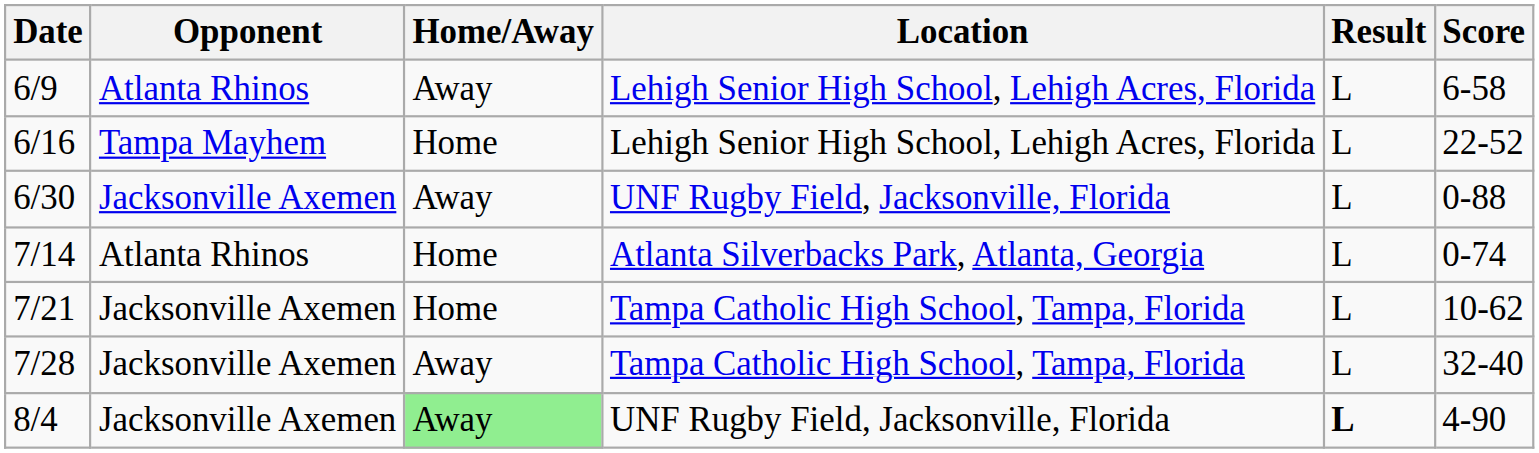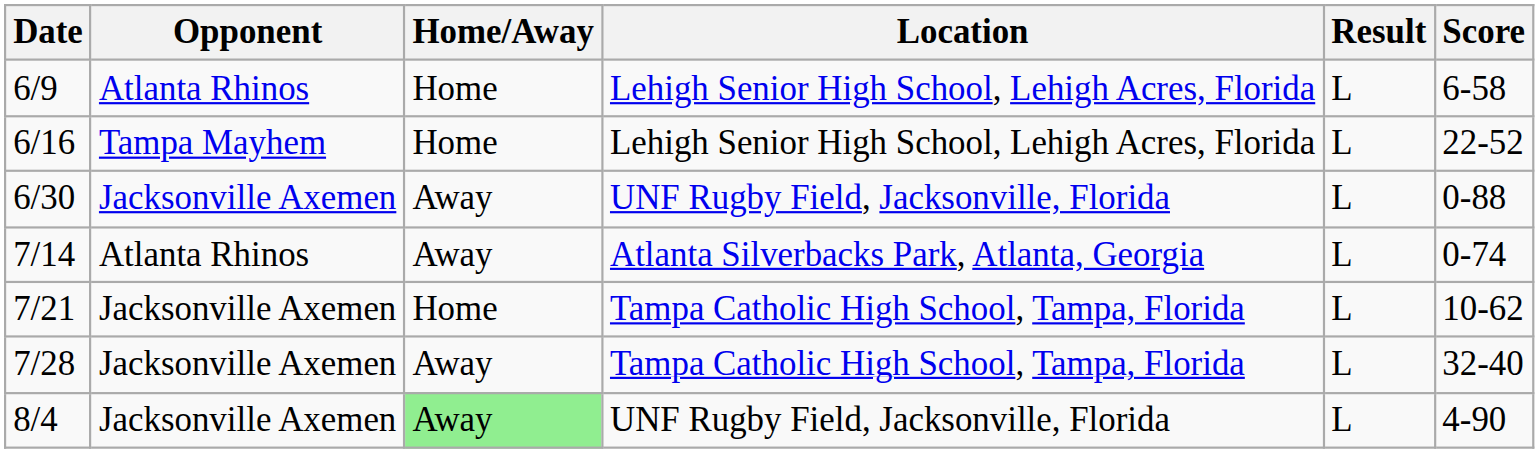(452, 87) Away -> (455, 87) Home
(455, 253) Home -> (452, 253) Away
(1343, 419) bold -> (1342, 419) normal
